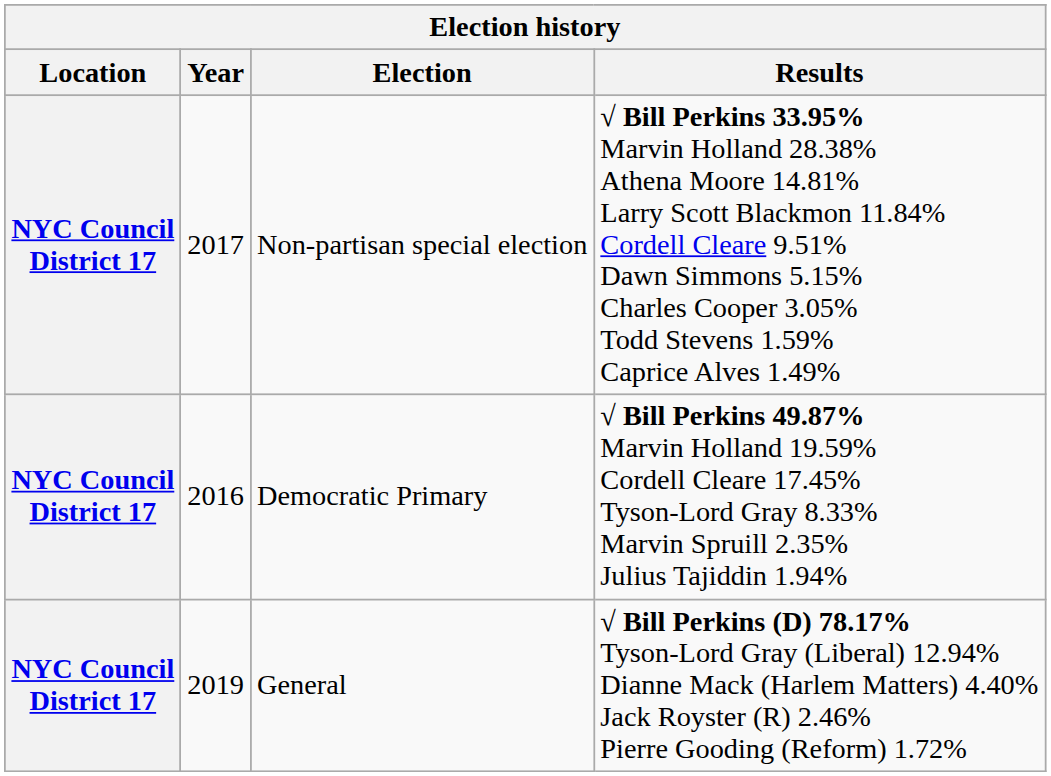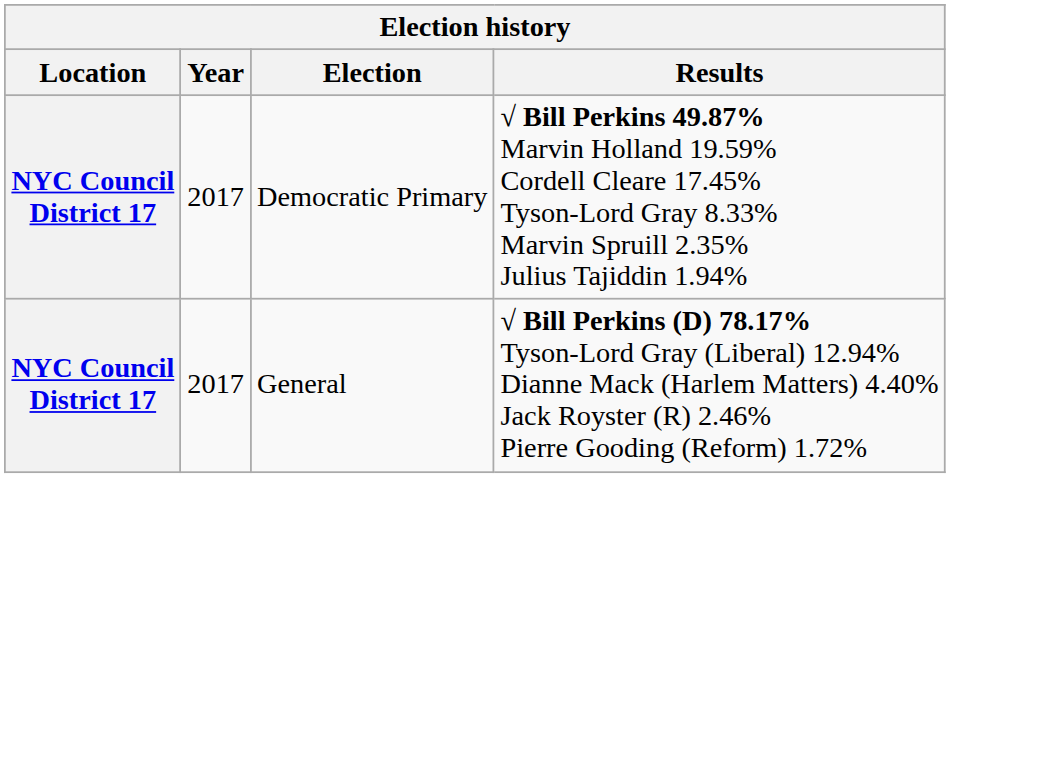- row: (422, 244)
(216, 496) 2016 -> (216, 196) 2017
(216, 684) 2019 -> (216, 384) 2017
